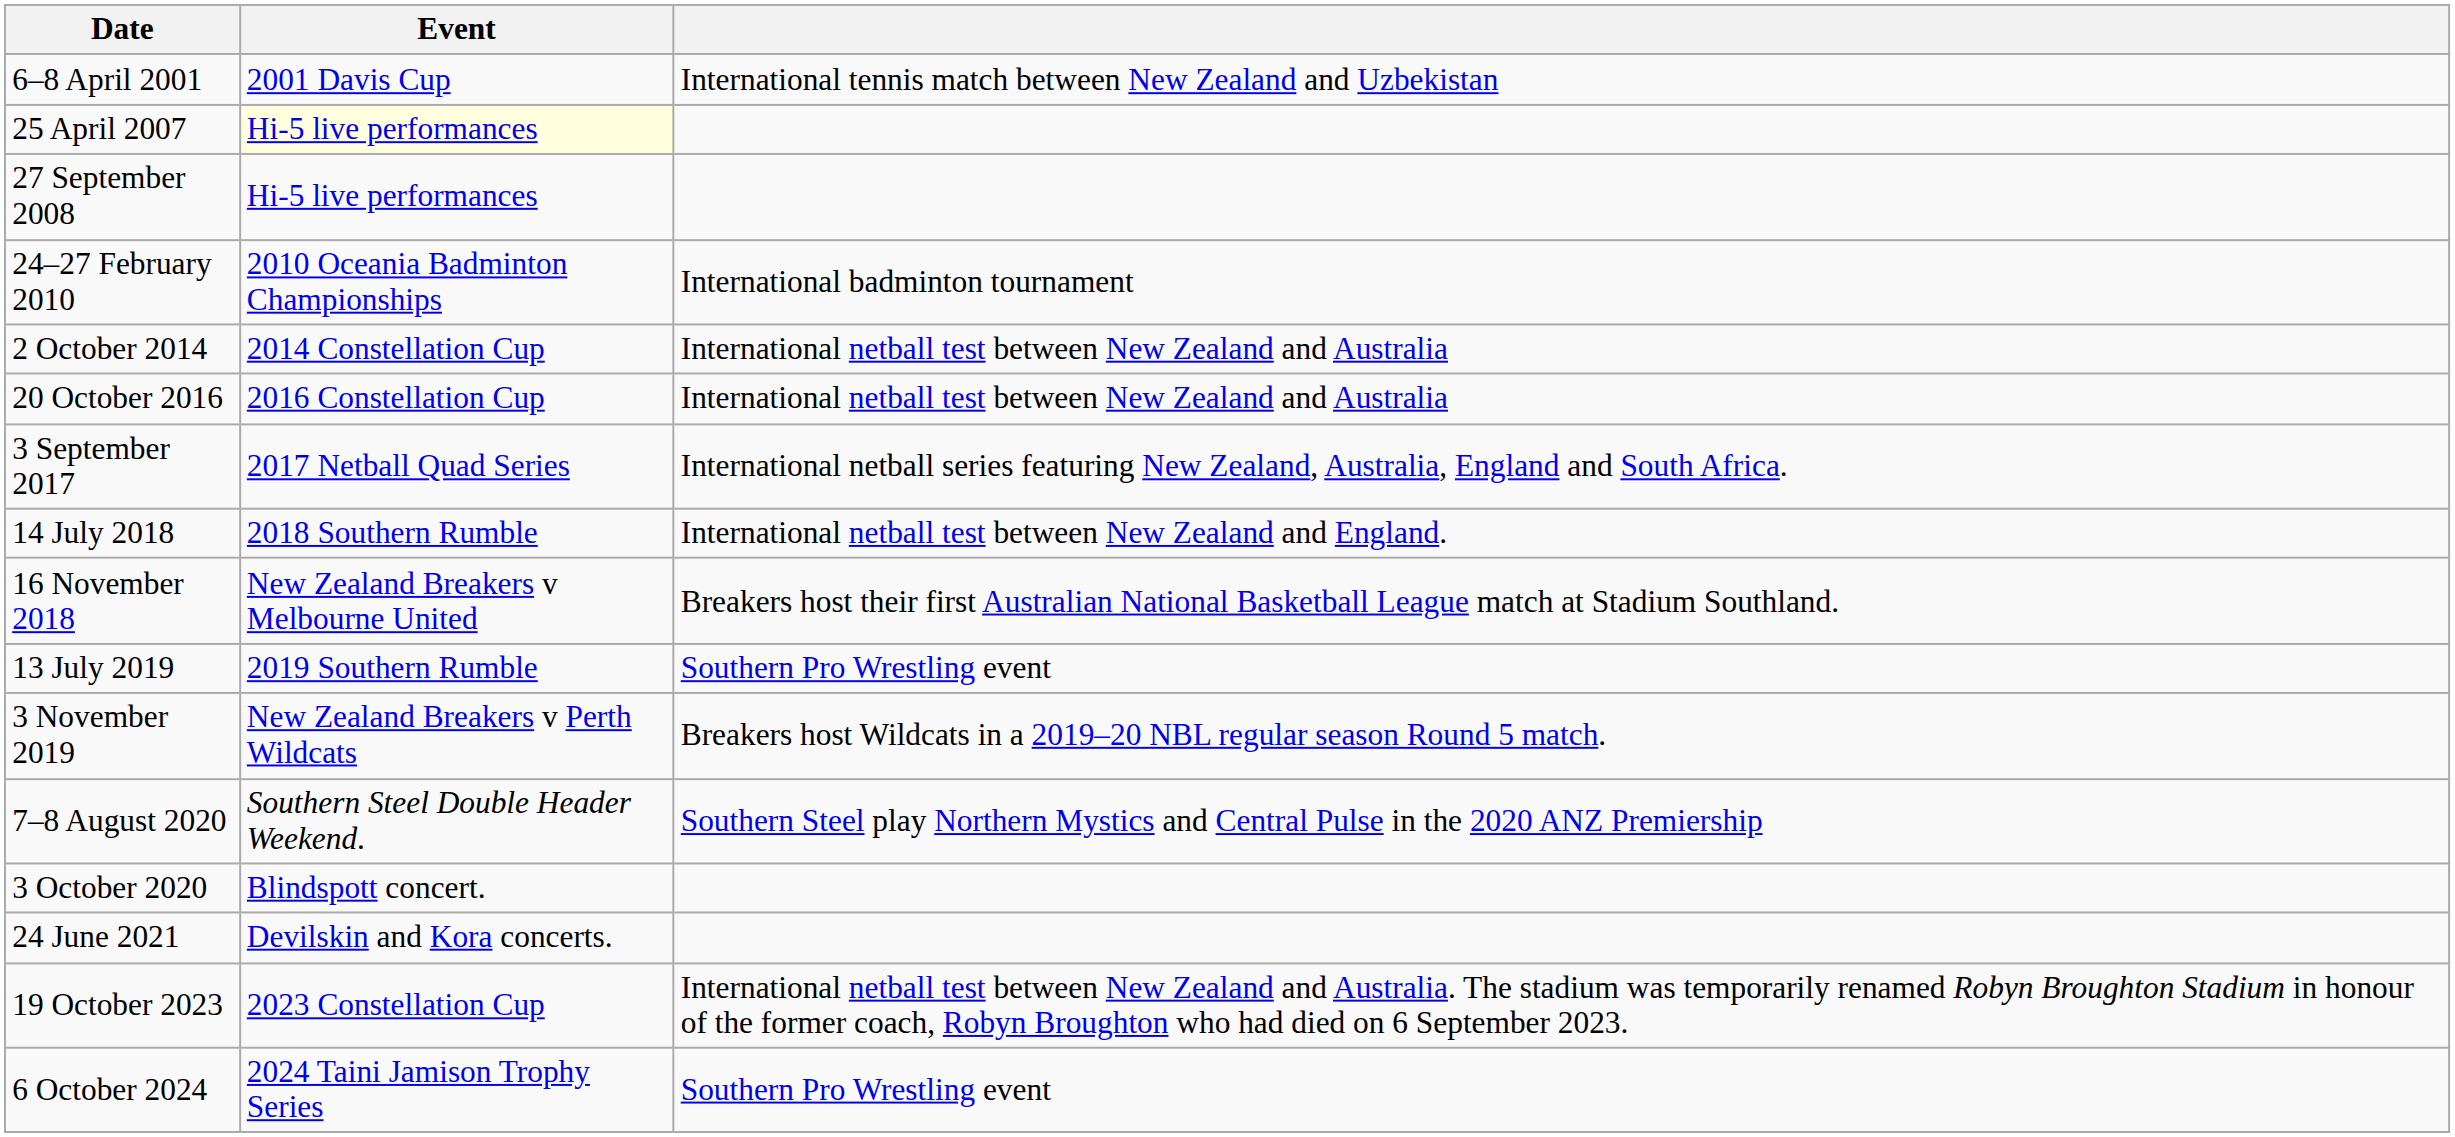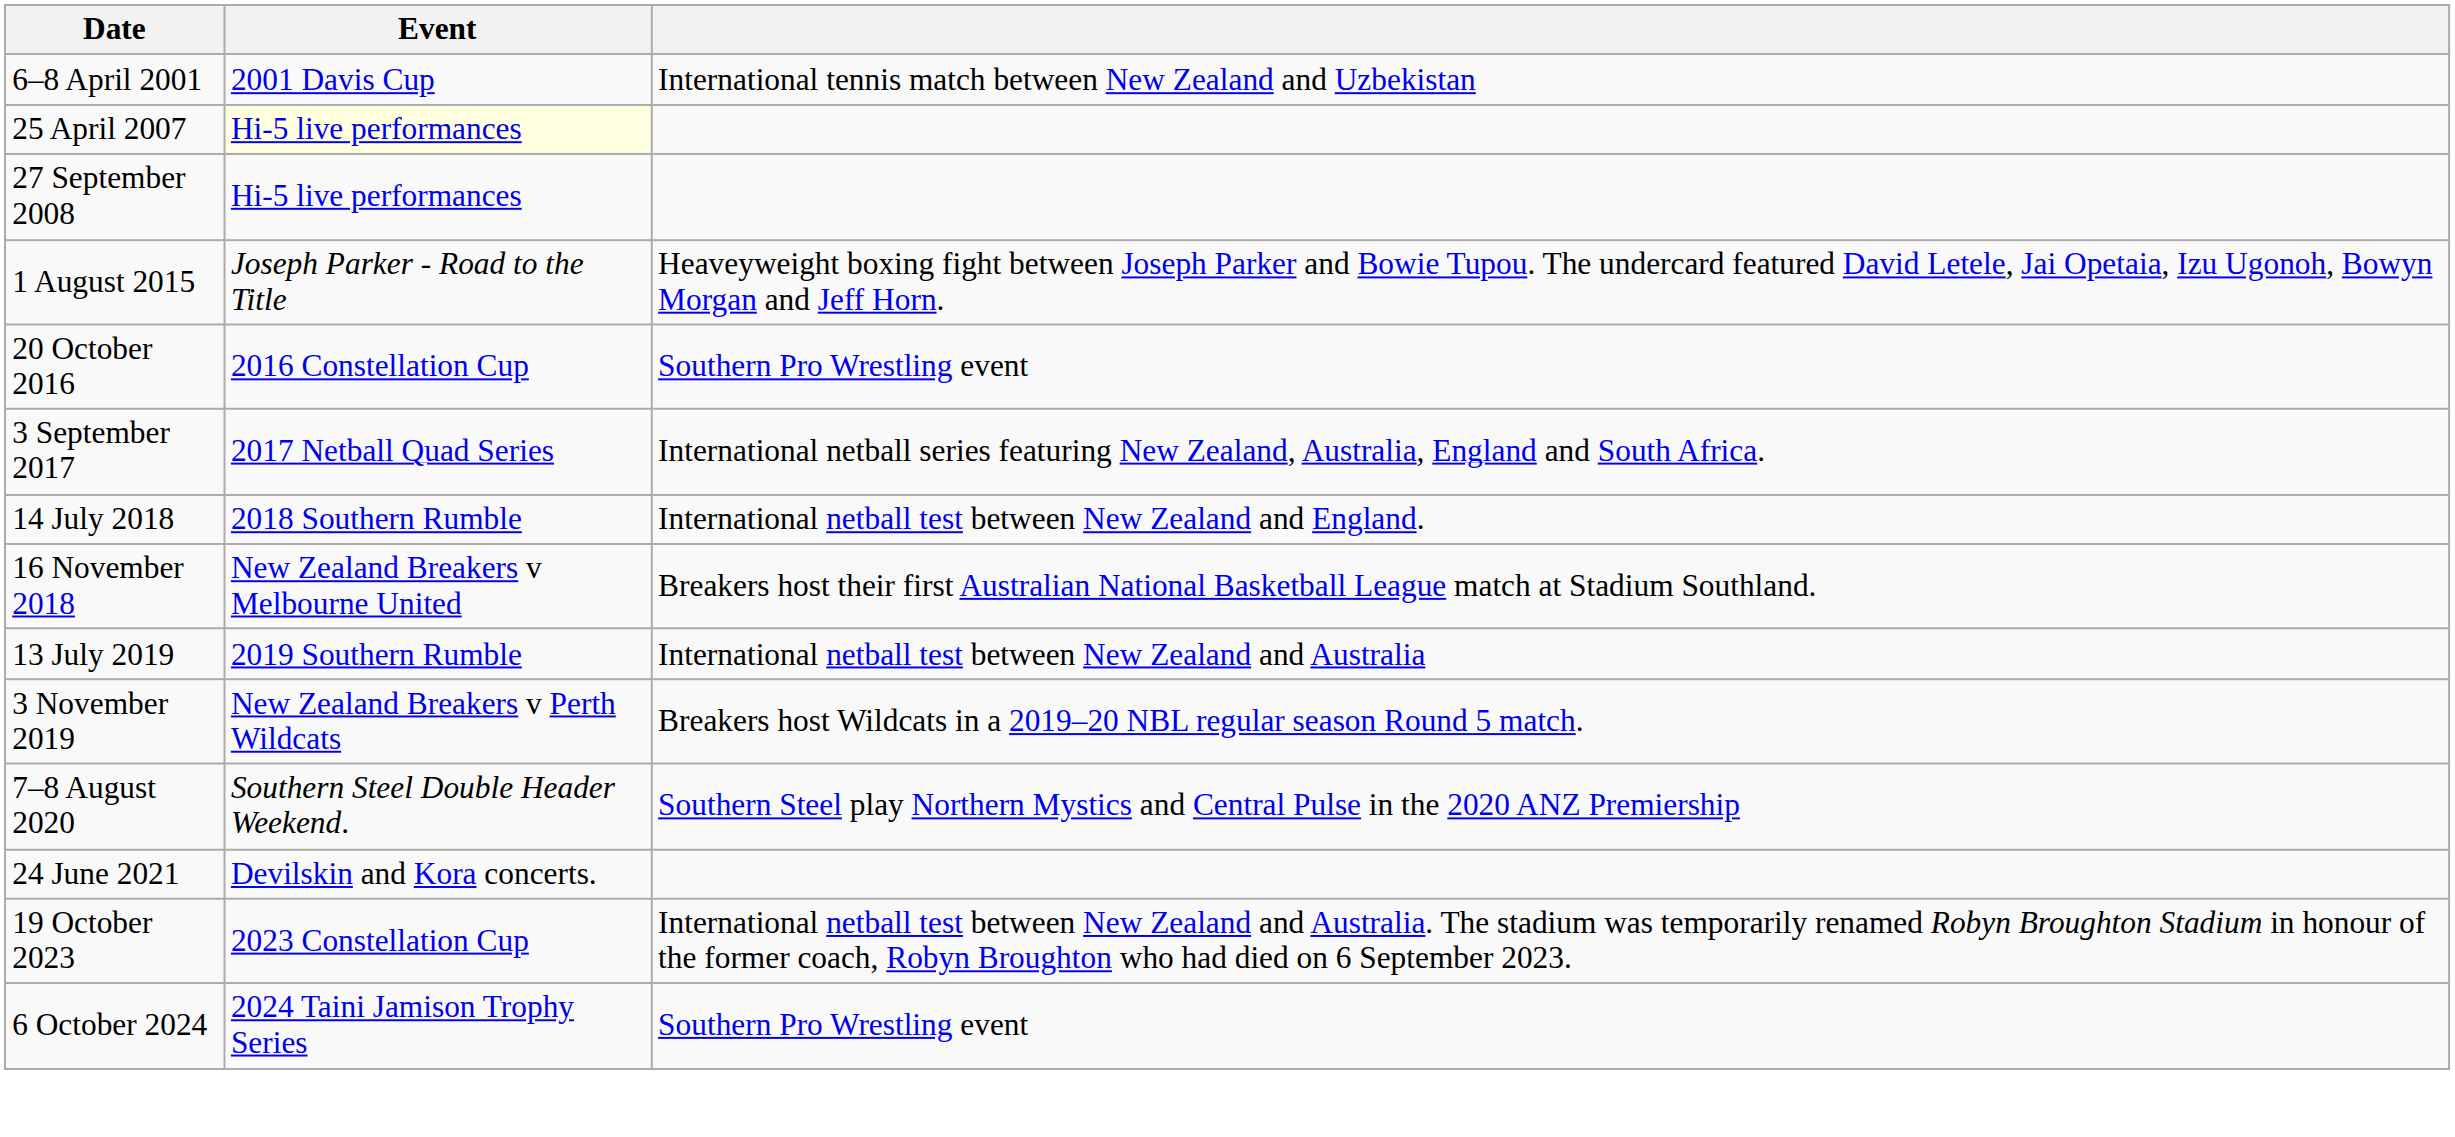- row: (112, 281)
- row: (110, 348)
+ row: (104, 281)
(1064, 398) International netball test between New Zealand and Australia -> (843, 366) Southern Pro Wrestling event
(866, 667) Southern Pro Wrestling event -> (1042, 653) International netball test between New Zealand and Australia
- row: (110, 887)
